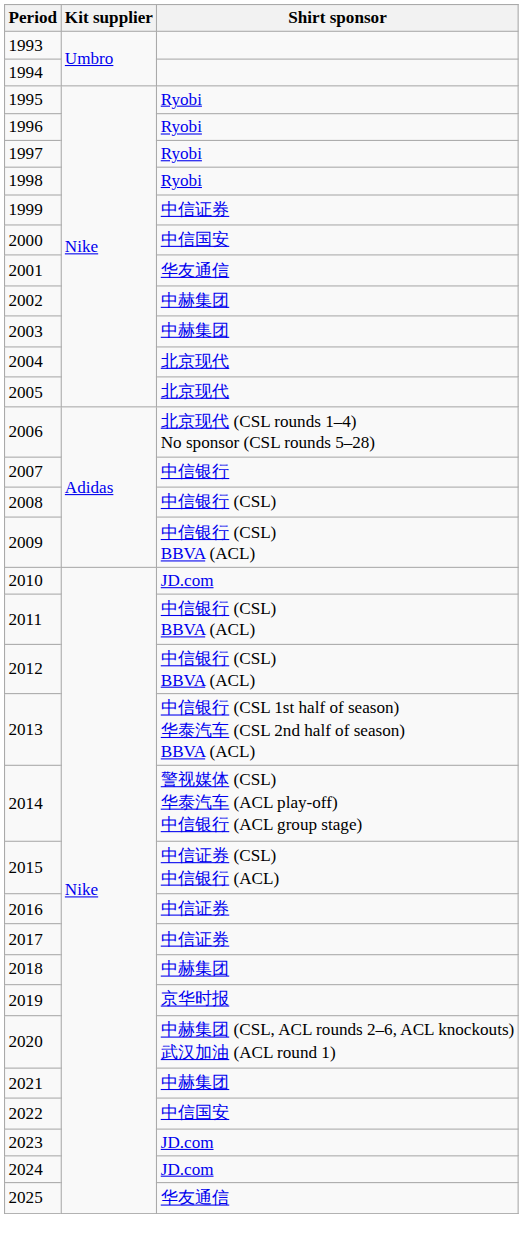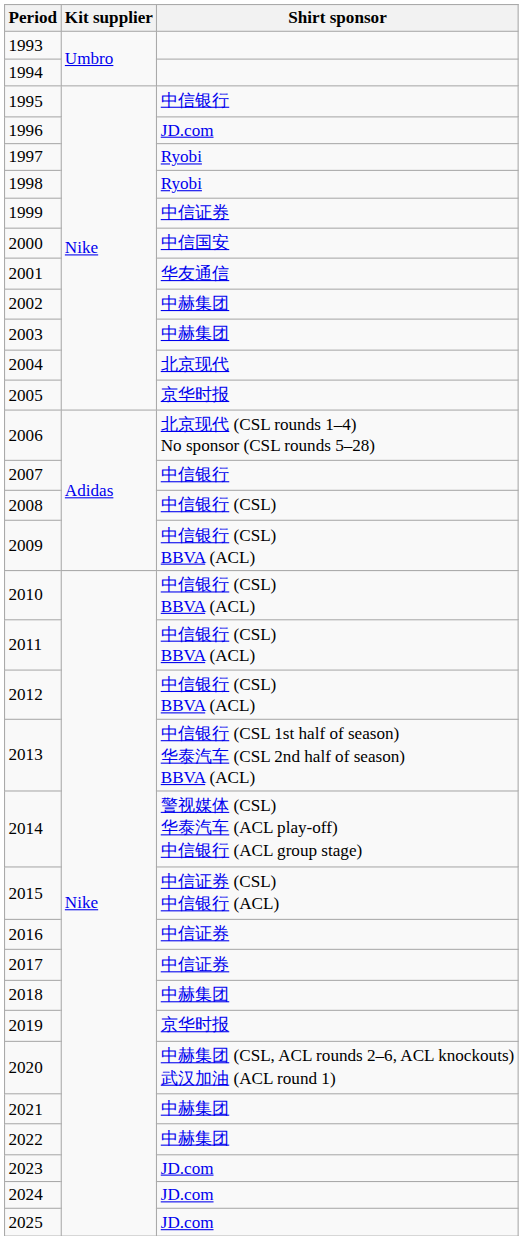(181, 99) Ryobi -> (195, 100) 中信银行
(181, 126) Ryobi -> (187, 129) JD.com
(195, 391) 北京现代 -> (195, 394) 京华时报
(187, 580) JD.com -> (219, 595) 中信银行 (CSL) BBVA (ACL)
(195, 1112) 中信国安 -> (195, 1138) 中赫集团
(195, 1197) 华友通信 -> (187, 1222) JD.com
